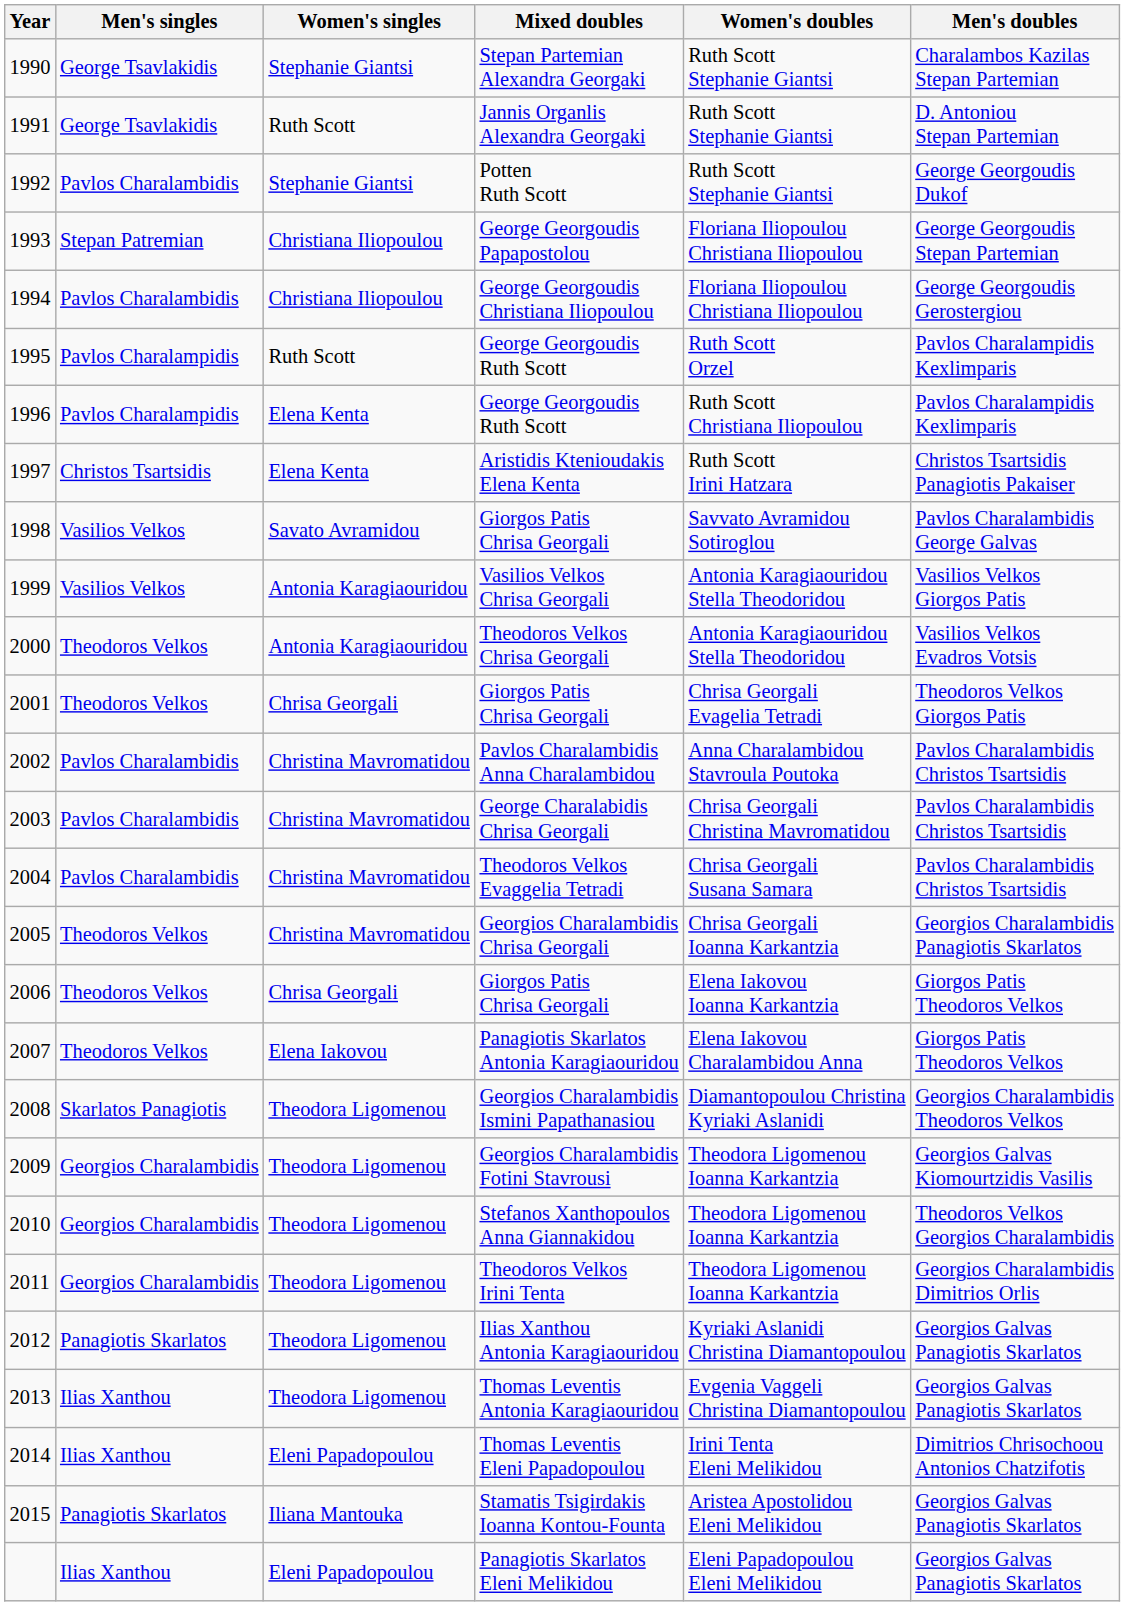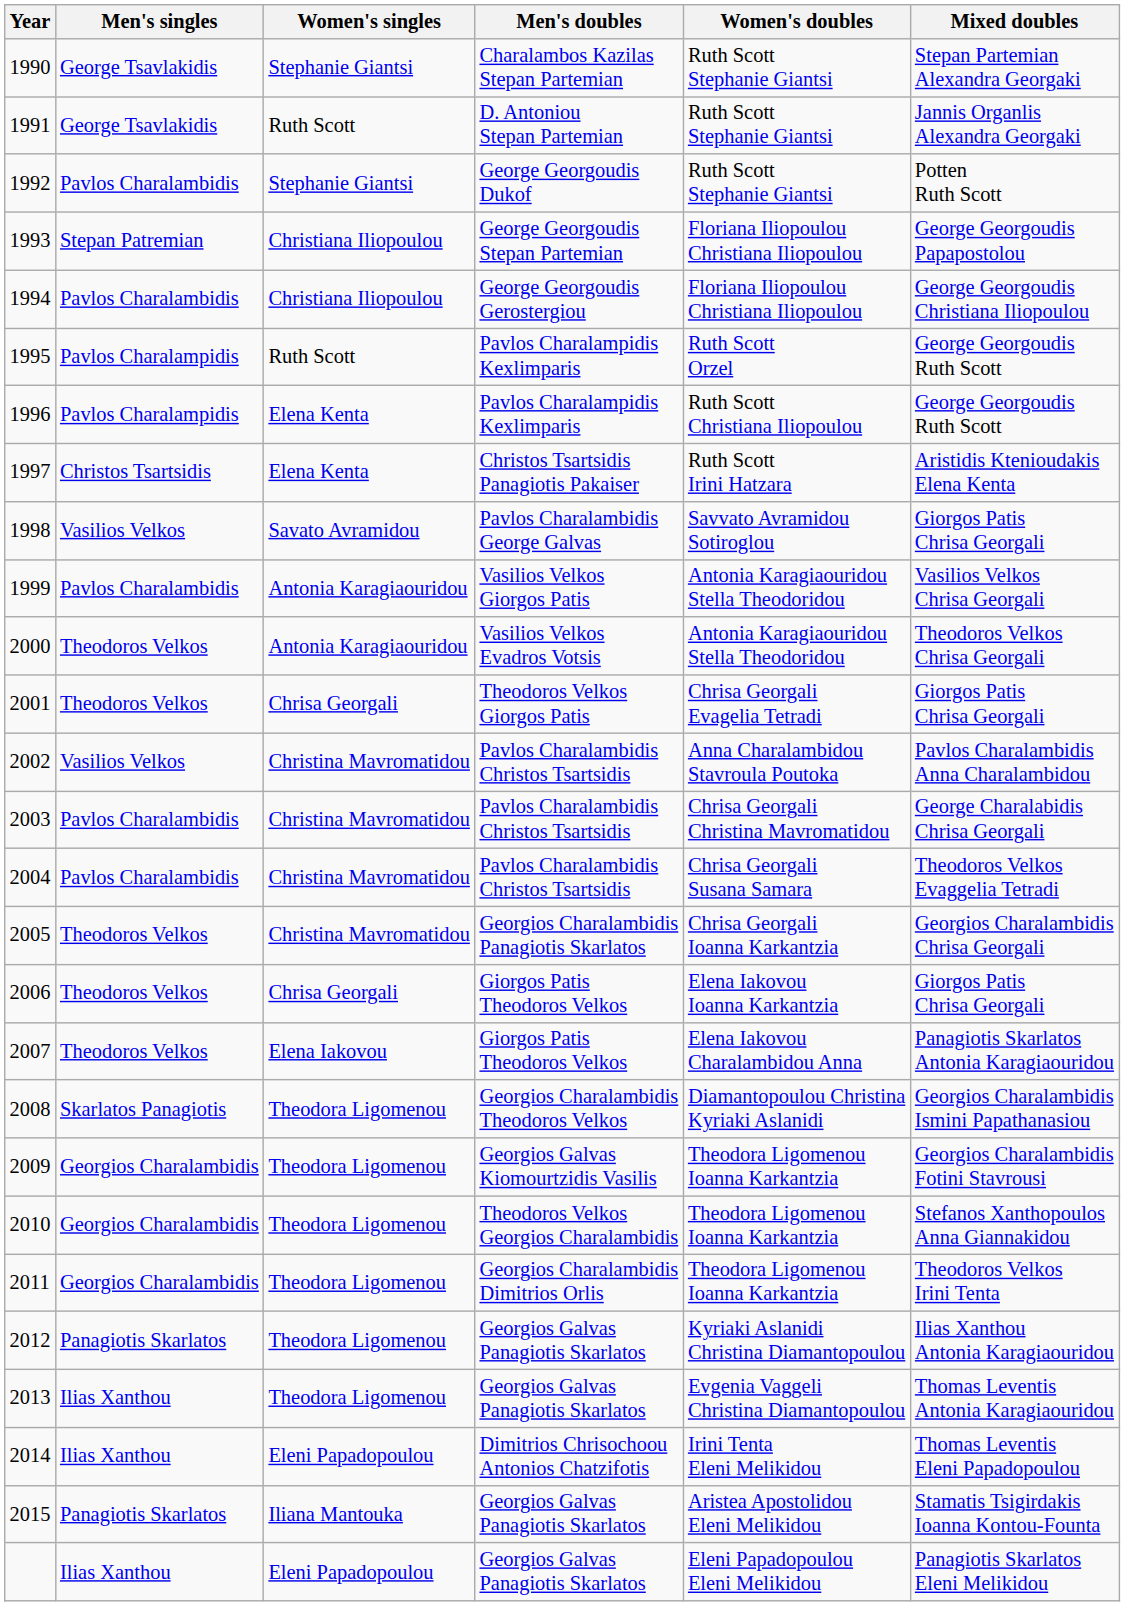columns swapped: (1015, 21) <-> (579, 21)
(123, 588) Vasilios Velkos -> (149, 588) Pavlos Charalambidis
(149, 761) Pavlos Charalambidis -> (123, 761) Vasilios Velkos
